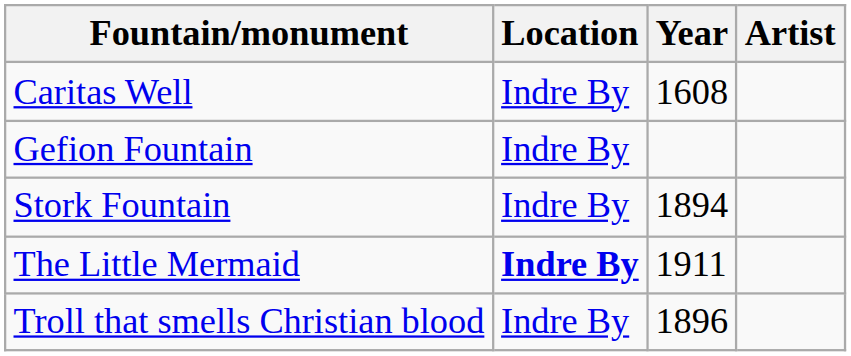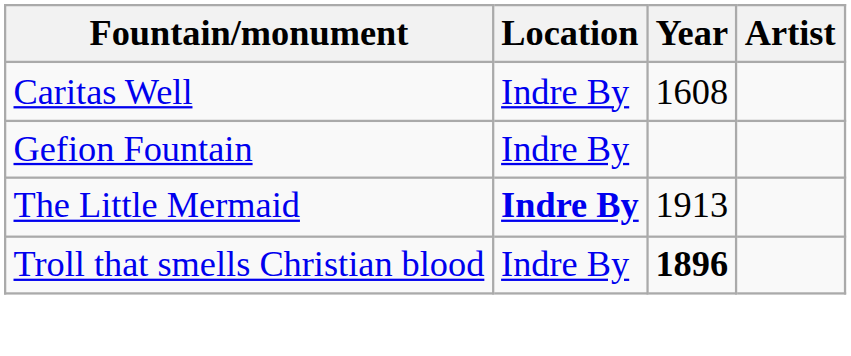- row: (122, 206)
(691, 263) 1911 -> (692, 206) 1913
(692, 321) normal -> (692, 263) bold
